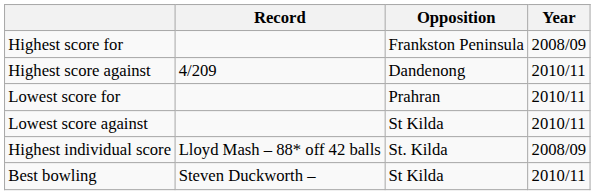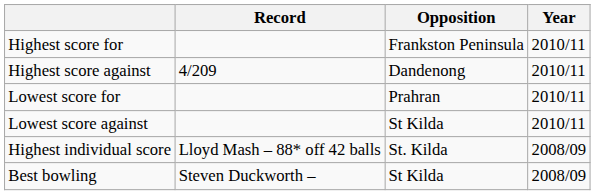(559, 44) 2008/09 -> (559, 44) 2010/11
(559, 176) 2010/11 -> (559, 176) 2008/09
